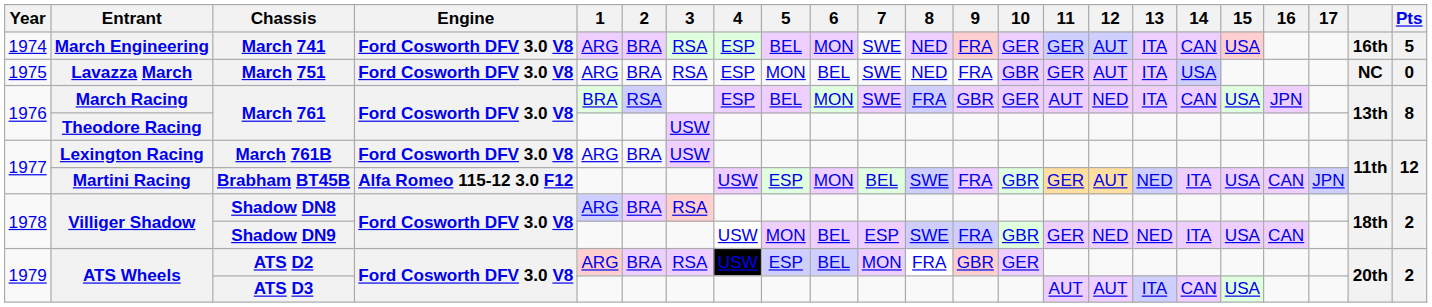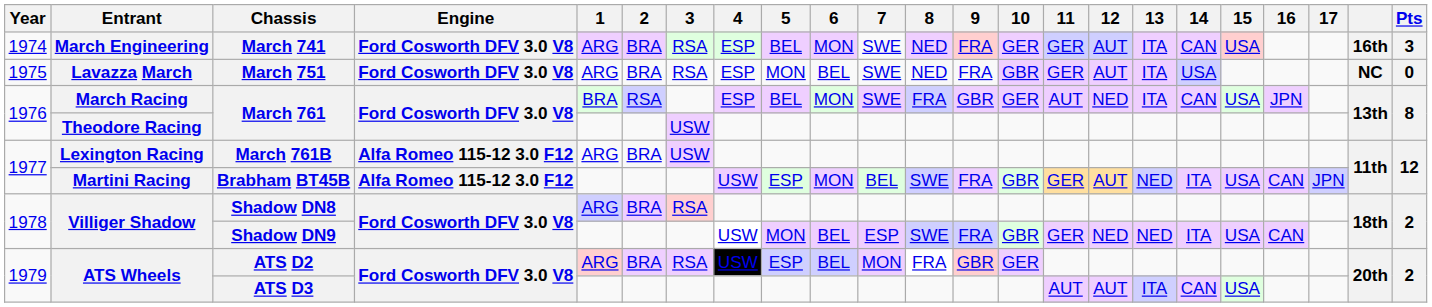(1409, 46) 5 -> (1409, 46) 3
(466, 154) Ford Cosworth DFV 3.0 V8 -> (466, 154) Alfa Romeo 115-12 3.0 F12
